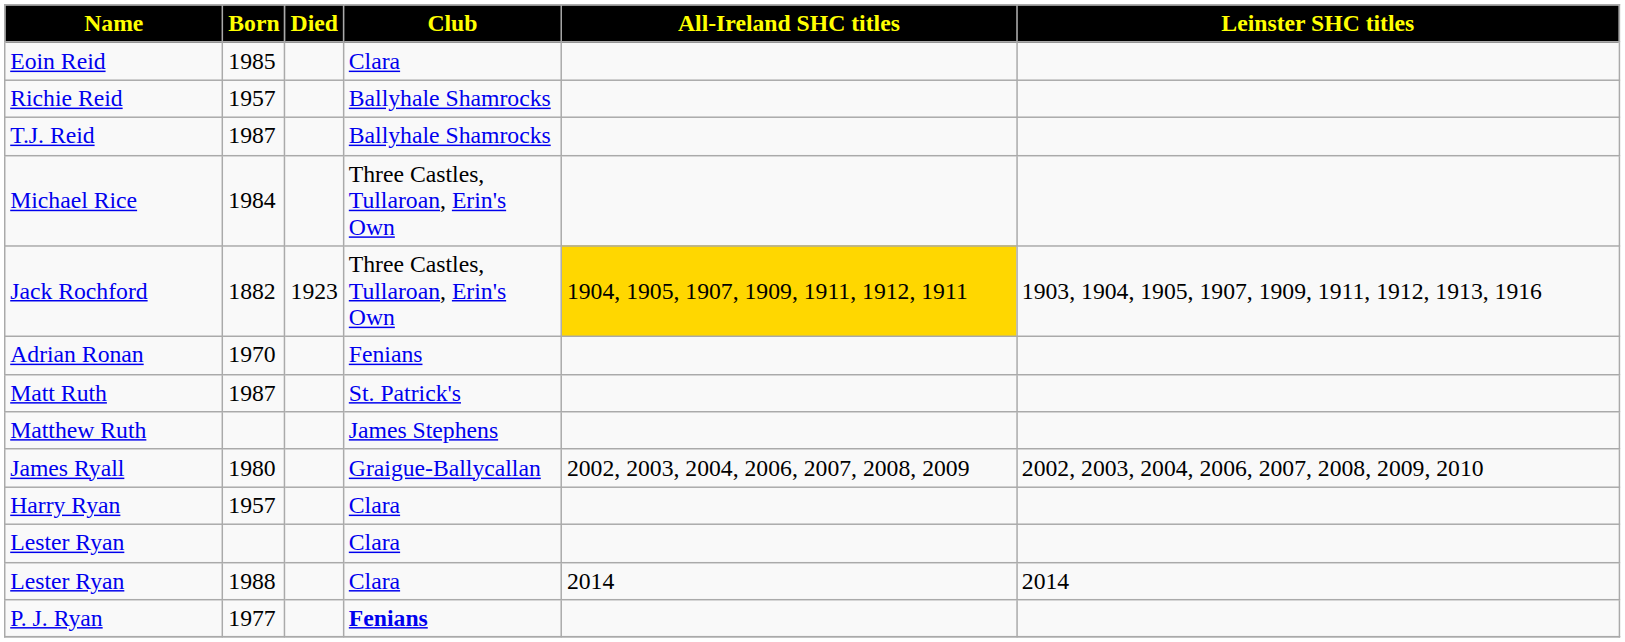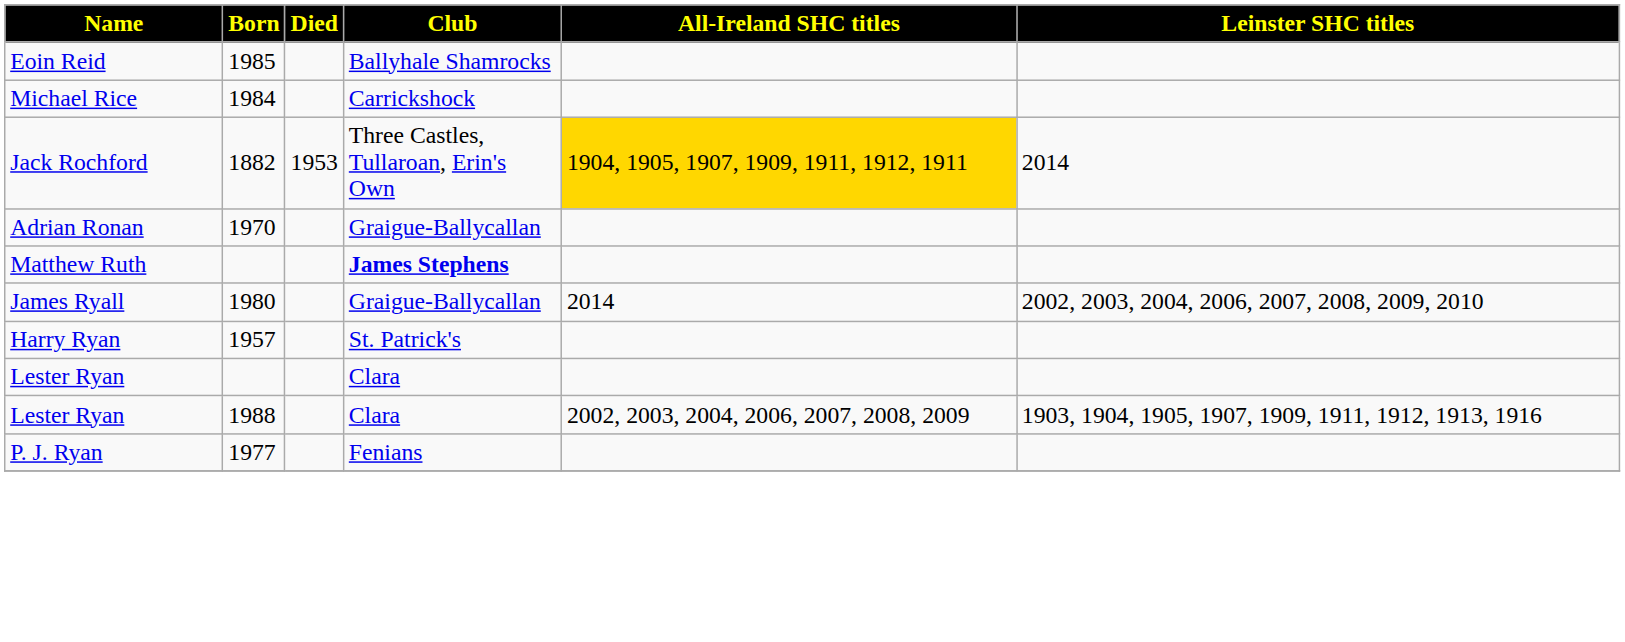(374, 60) Clara -> (450, 60) Ballyhale Shamrocks
- row: (66, 98)
- row: (52, 135)
(427, 200) Three Castles, Tullaroan, Erin's Own -> (412, 98) Carrickshock
(314, 290) 1923 -> (314, 162) 1953
(1282, 290) 1903, 1904, 1905, 1907, 1909, 1911, 1912, 1913, 1916 -> (1046, 162) 2014
(386, 355) Fenians -> (445, 226) Graigue-Ballycallan
- row: (59, 392)
(423, 430) normal -> (429, 264) bold
(768, 467) 2002, 2003, 2004, 2006, 2007, 2008, 2009 -> (591, 301) 2014
(374, 505) Clara -> (405, 339) St. Patrick's
(591, 580) 2014 -> (768, 414) 2002, 2003, 2004, 2006, 2007, 2008, 2009
(1046, 580) 2014 -> (1282, 414) 1903, 1904, 1905, 1907, 1909, 1911, 1912, 1913, 1916
(388, 618) bold -> (386, 452) normal
